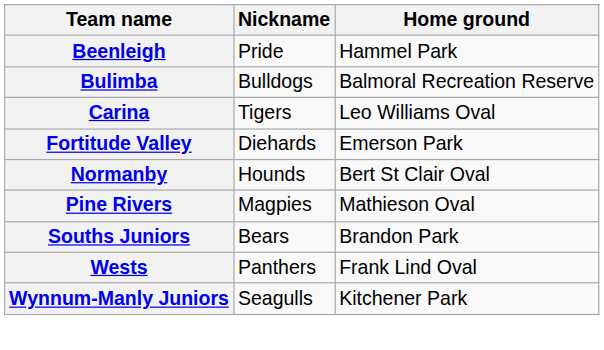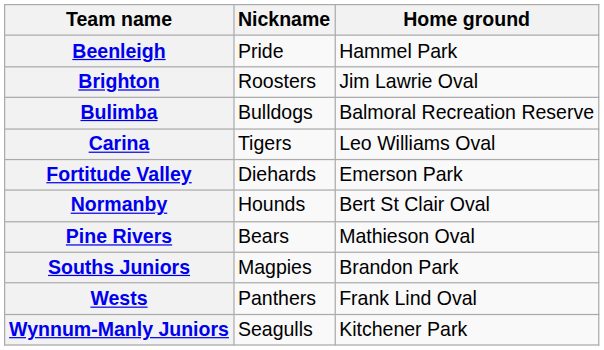+ row: (119, 81)
(275, 205) Magpies -> (263, 236) Bears
(263, 236) Bears -> (275, 267) Magpies
